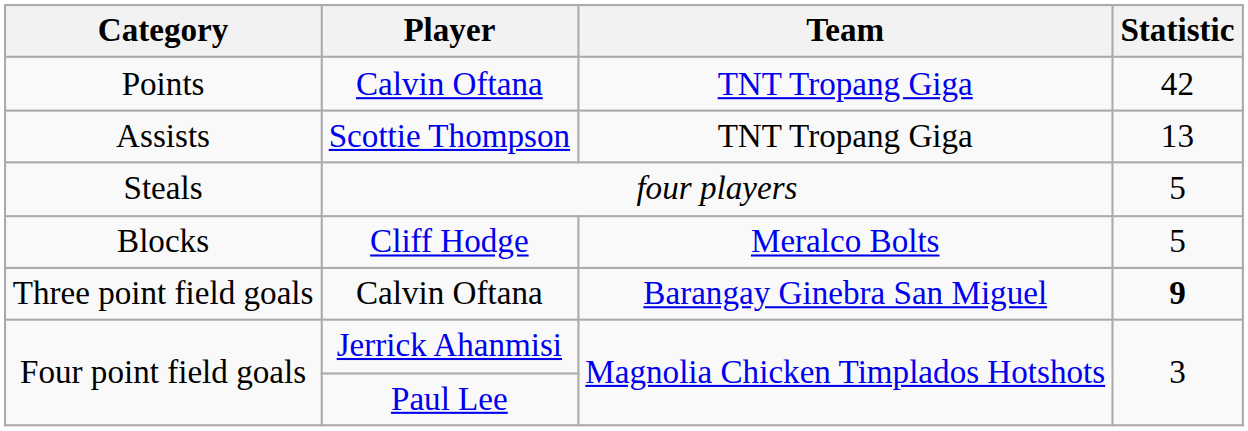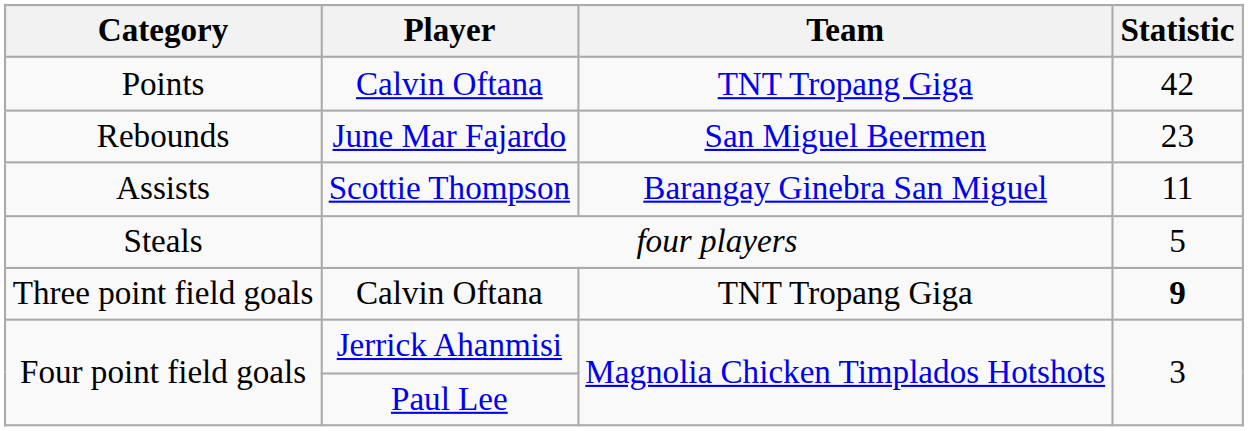+ row: (163, 135)
(845, 135) TNT Tropang Giga -> (845, 188) Barangay Ginebra San Miguel
(1177, 135) 13 -> (1177, 188) 11
- row: (163, 240)
(845, 293) Barangay Ginebra San Miguel -> (845, 293) TNT Tropang Giga
